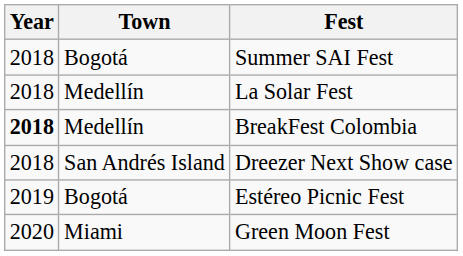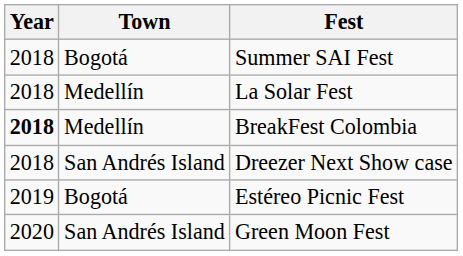(94, 232) Miami -> (144, 232) San Andrés Island
